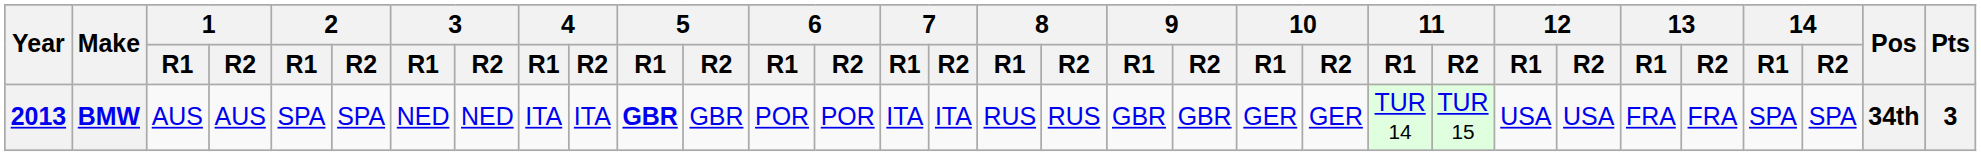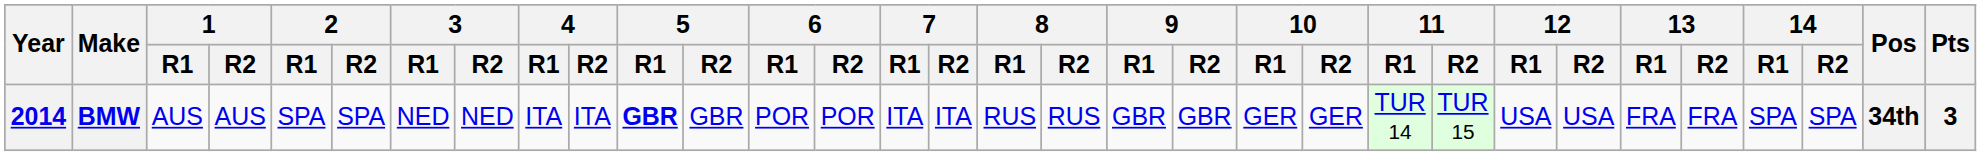(38, 117) 2013 -> (38, 117) 2014
